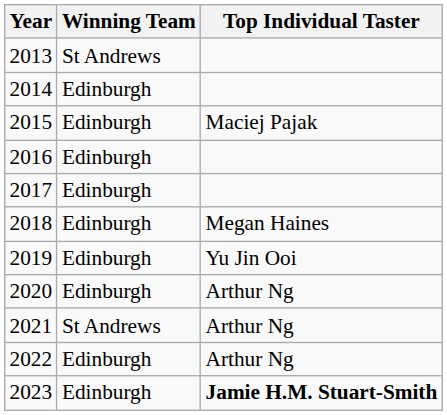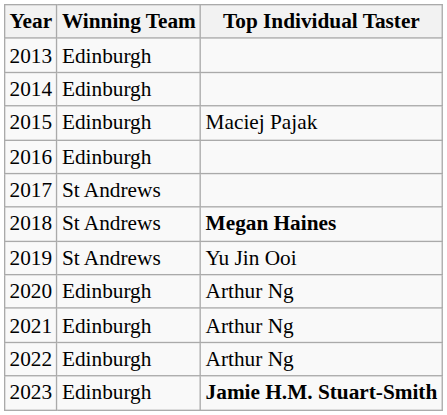(111, 55) St Andrews -> (107, 55) Edinburgh
(107, 190) Edinburgh -> (111, 190) St Andrews
(107, 223) Edinburgh -> (111, 223) St Andrews
(267, 223) normal -> (271, 223) bold
(107, 257) Edinburgh -> (111, 257) St Andrews
(111, 325) St Andrews -> (107, 325) Edinburgh
